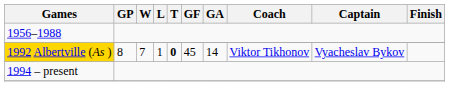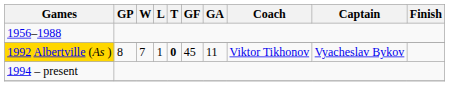(212, 52) 14 -> (212, 52) 11
